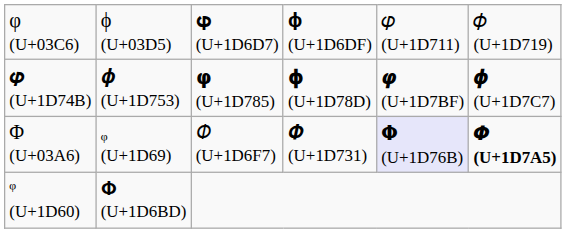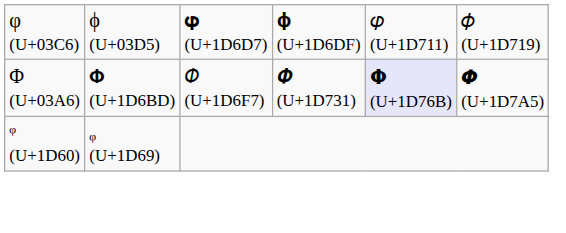- row: (50, 87)
(136, 144) ᵩ (U+1D69) -> (132, 87) 𝚽 (U+1D6BD)
(515, 144) bold -> (503, 88) normal
(144, 199) 𝚽 (U+1D6BD) -> (125, 143) ᵩ (U+1D69)
